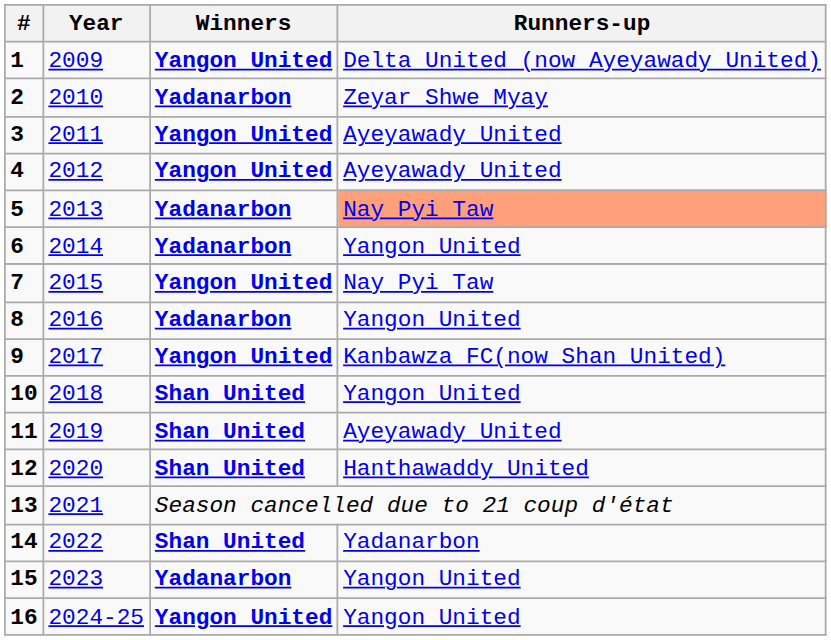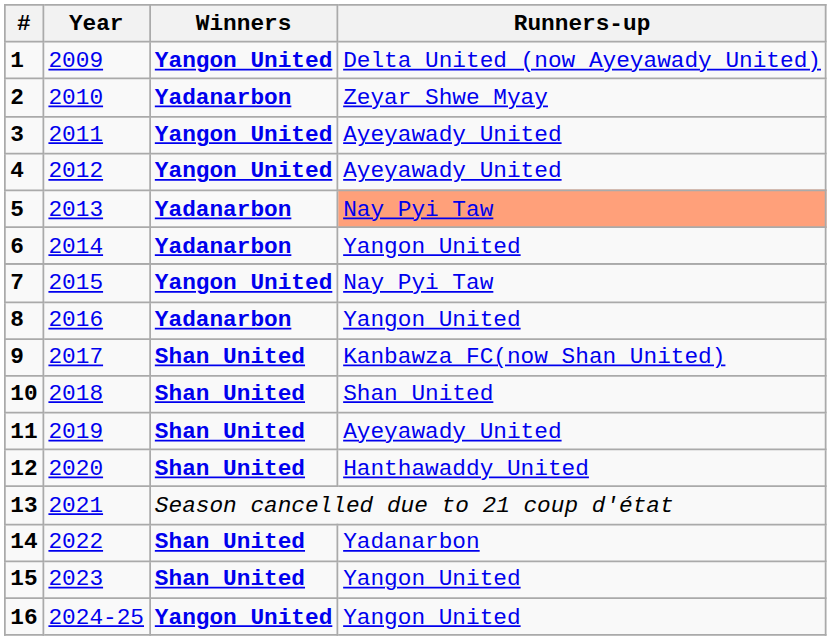(244, 357) Yangon United -> (230, 357) Shan United
(432, 394) Yangon United -> (418, 394) Shan United
(223, 580) Yadanarbon -> (230, 580) Shan United
